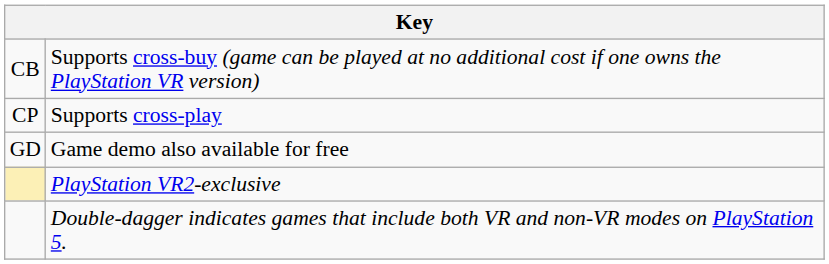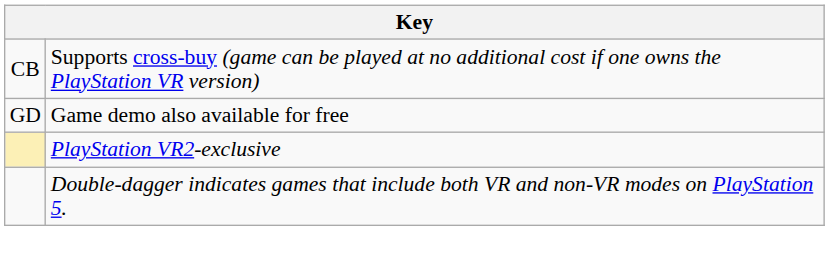- row: (136, 115)
